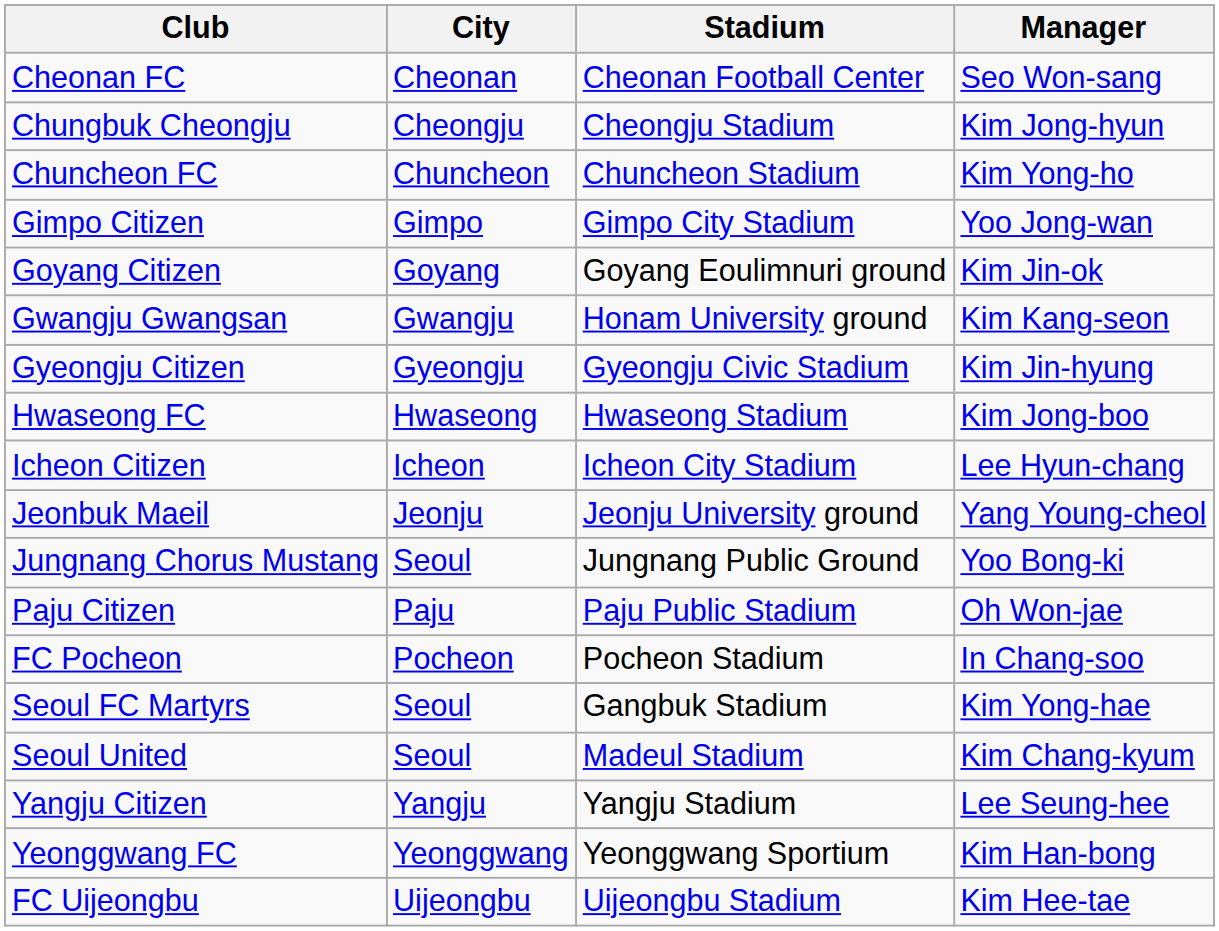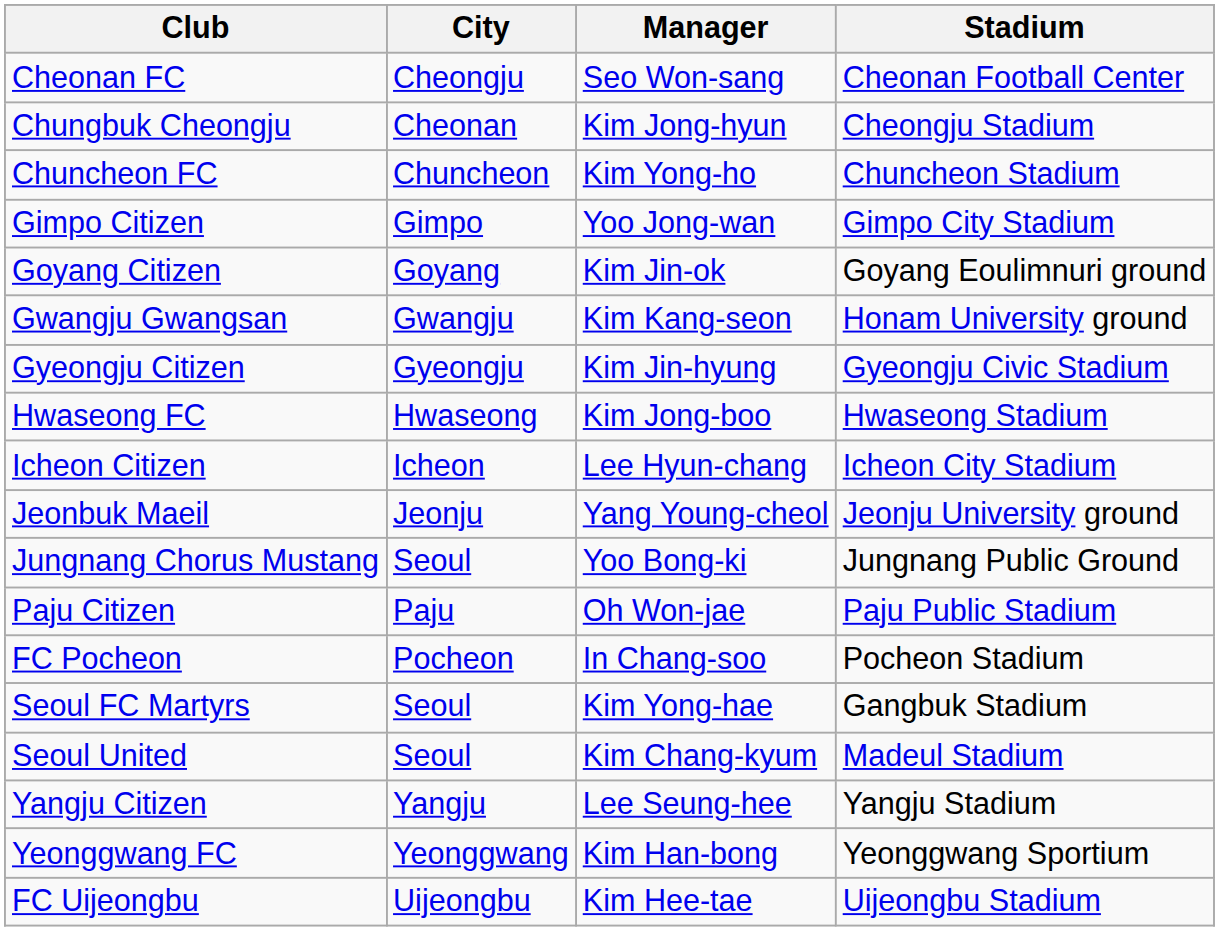columns swapped: (765, 28) <-> (1083, 28)
(455, 77) Cheonan -> (458, 77) Cheongju
(458, 125) Cheongju -> (455, 125) Cheonan
